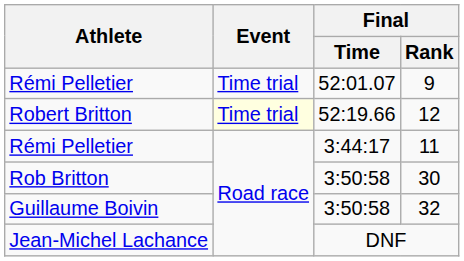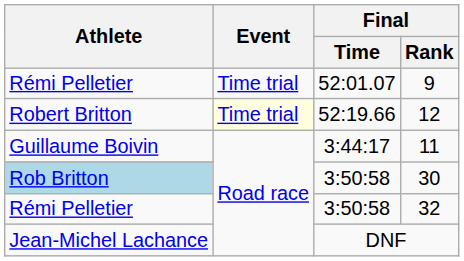(71, 146) Rémi Pelletier -> (84, 146) Guillaume Boivin
(59, 178) no background -> (59, 178) lightblue background
(84, 209) Guillaume Boivin -> (71, 209) Rémi Pelletier
